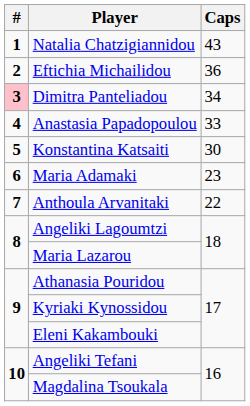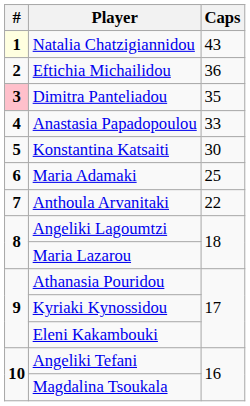(17, 44) no background -> (17, 44) lightyellow background
(213, 96) 34 -> (213, 96) 35
(213, 176) 23 -> (213, 176) 25
